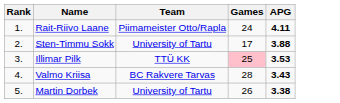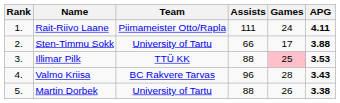+ column: (248, 12)
